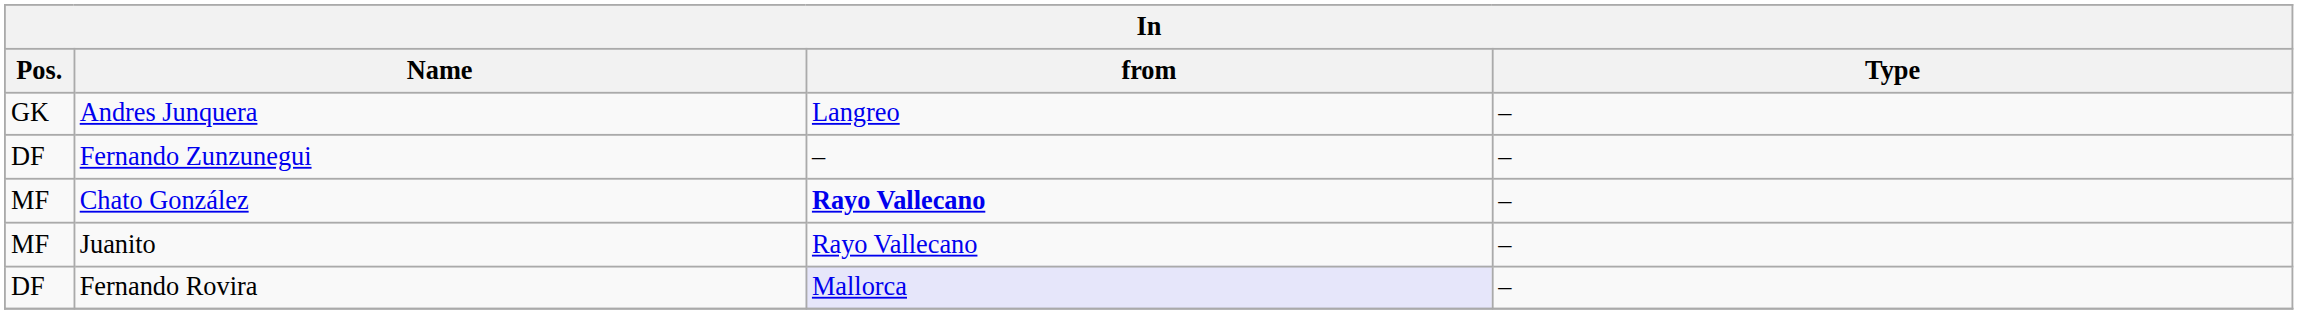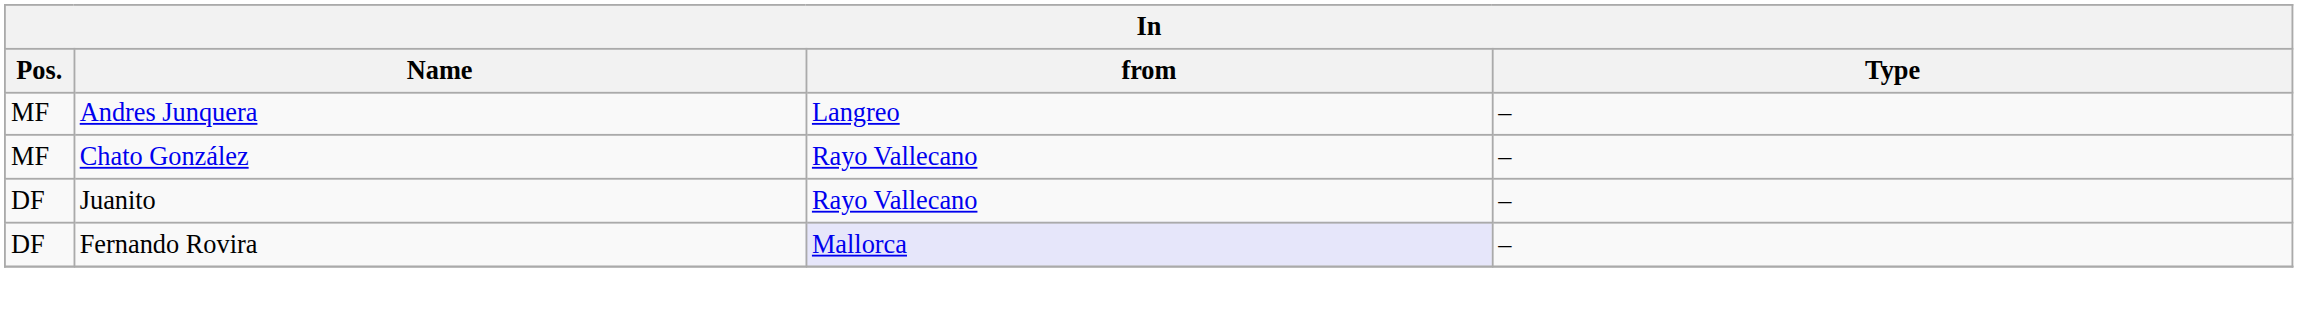(30, 113) GK -> (30, 113) MF
- row: (196, 157)
(899, 200) bold -> (895, 157) normal
(30, 243) MF -> (28, 200) DF
